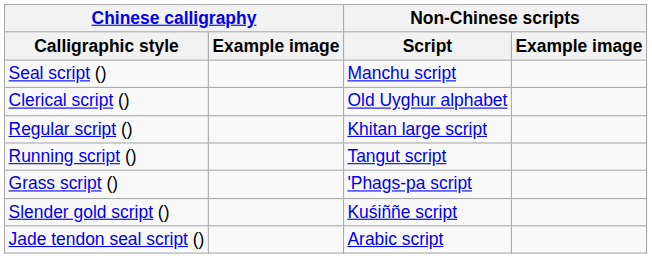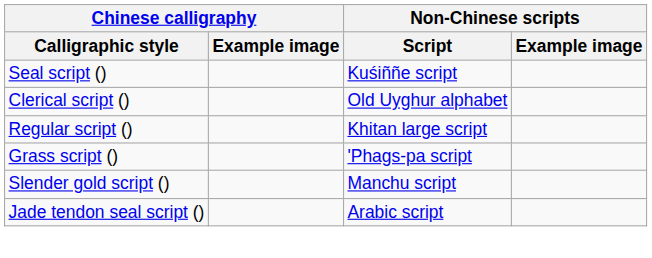(402, 73) Manchu script -> (402, 73) Kuśiññe script
- row: (73, 156)
(402, 211) Kuśiññe script -> (402, 184) Manchu script
